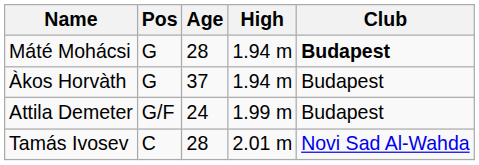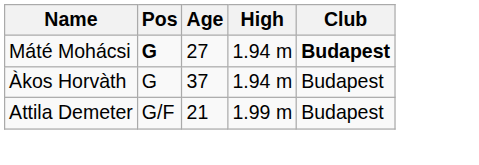(149, 50) normal -> (149, 50) bold
(197, 50) 28 -> (197, 50) 27
(197, 112) 24 -> (197, 112) 21
- row: (69, 143)
